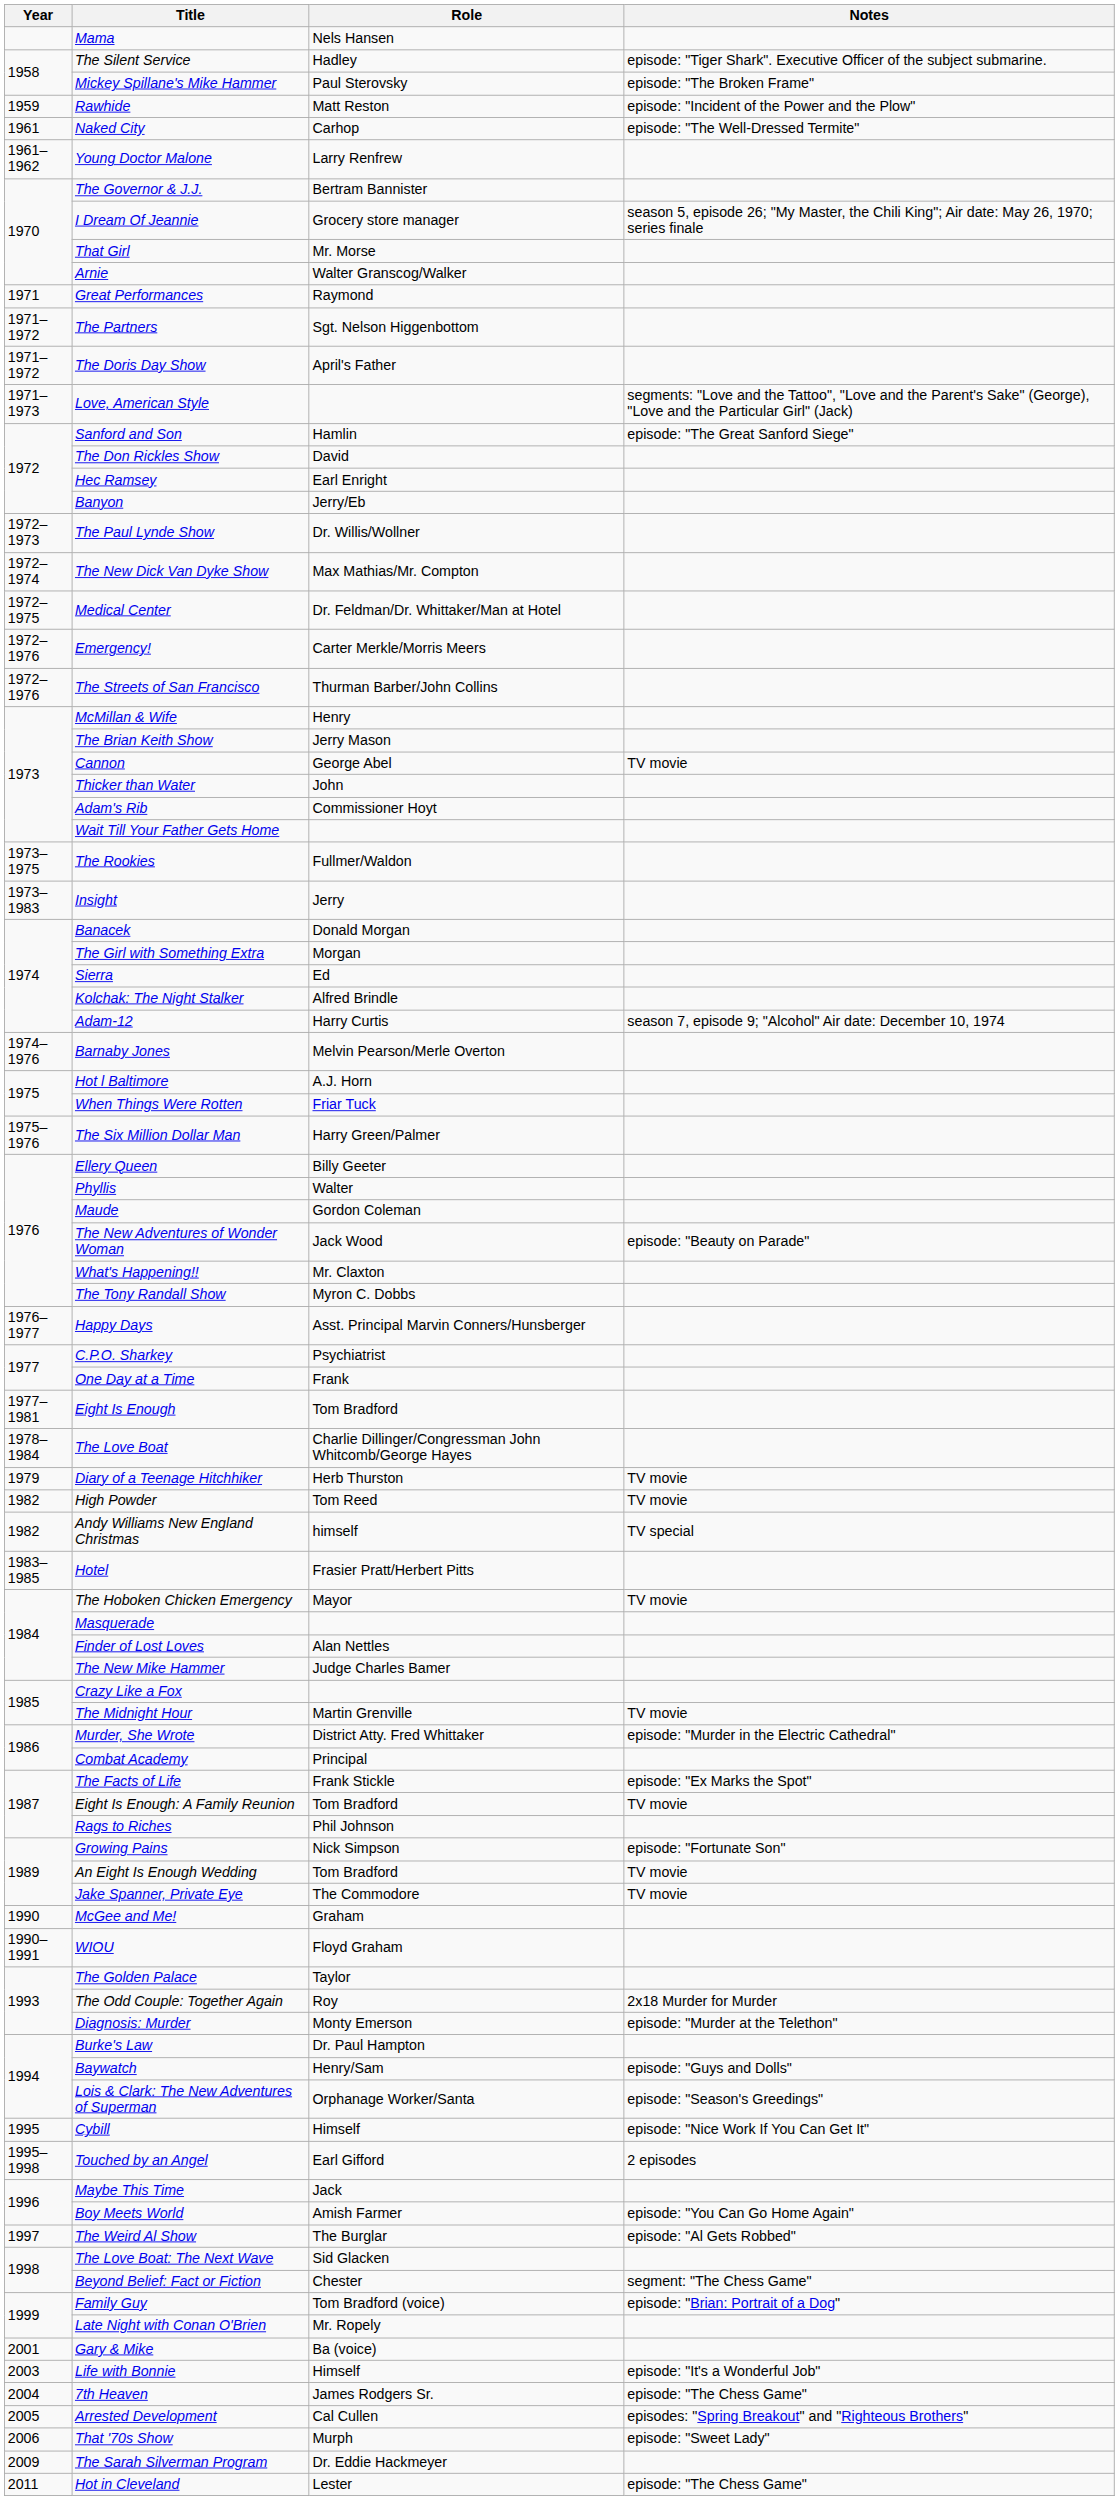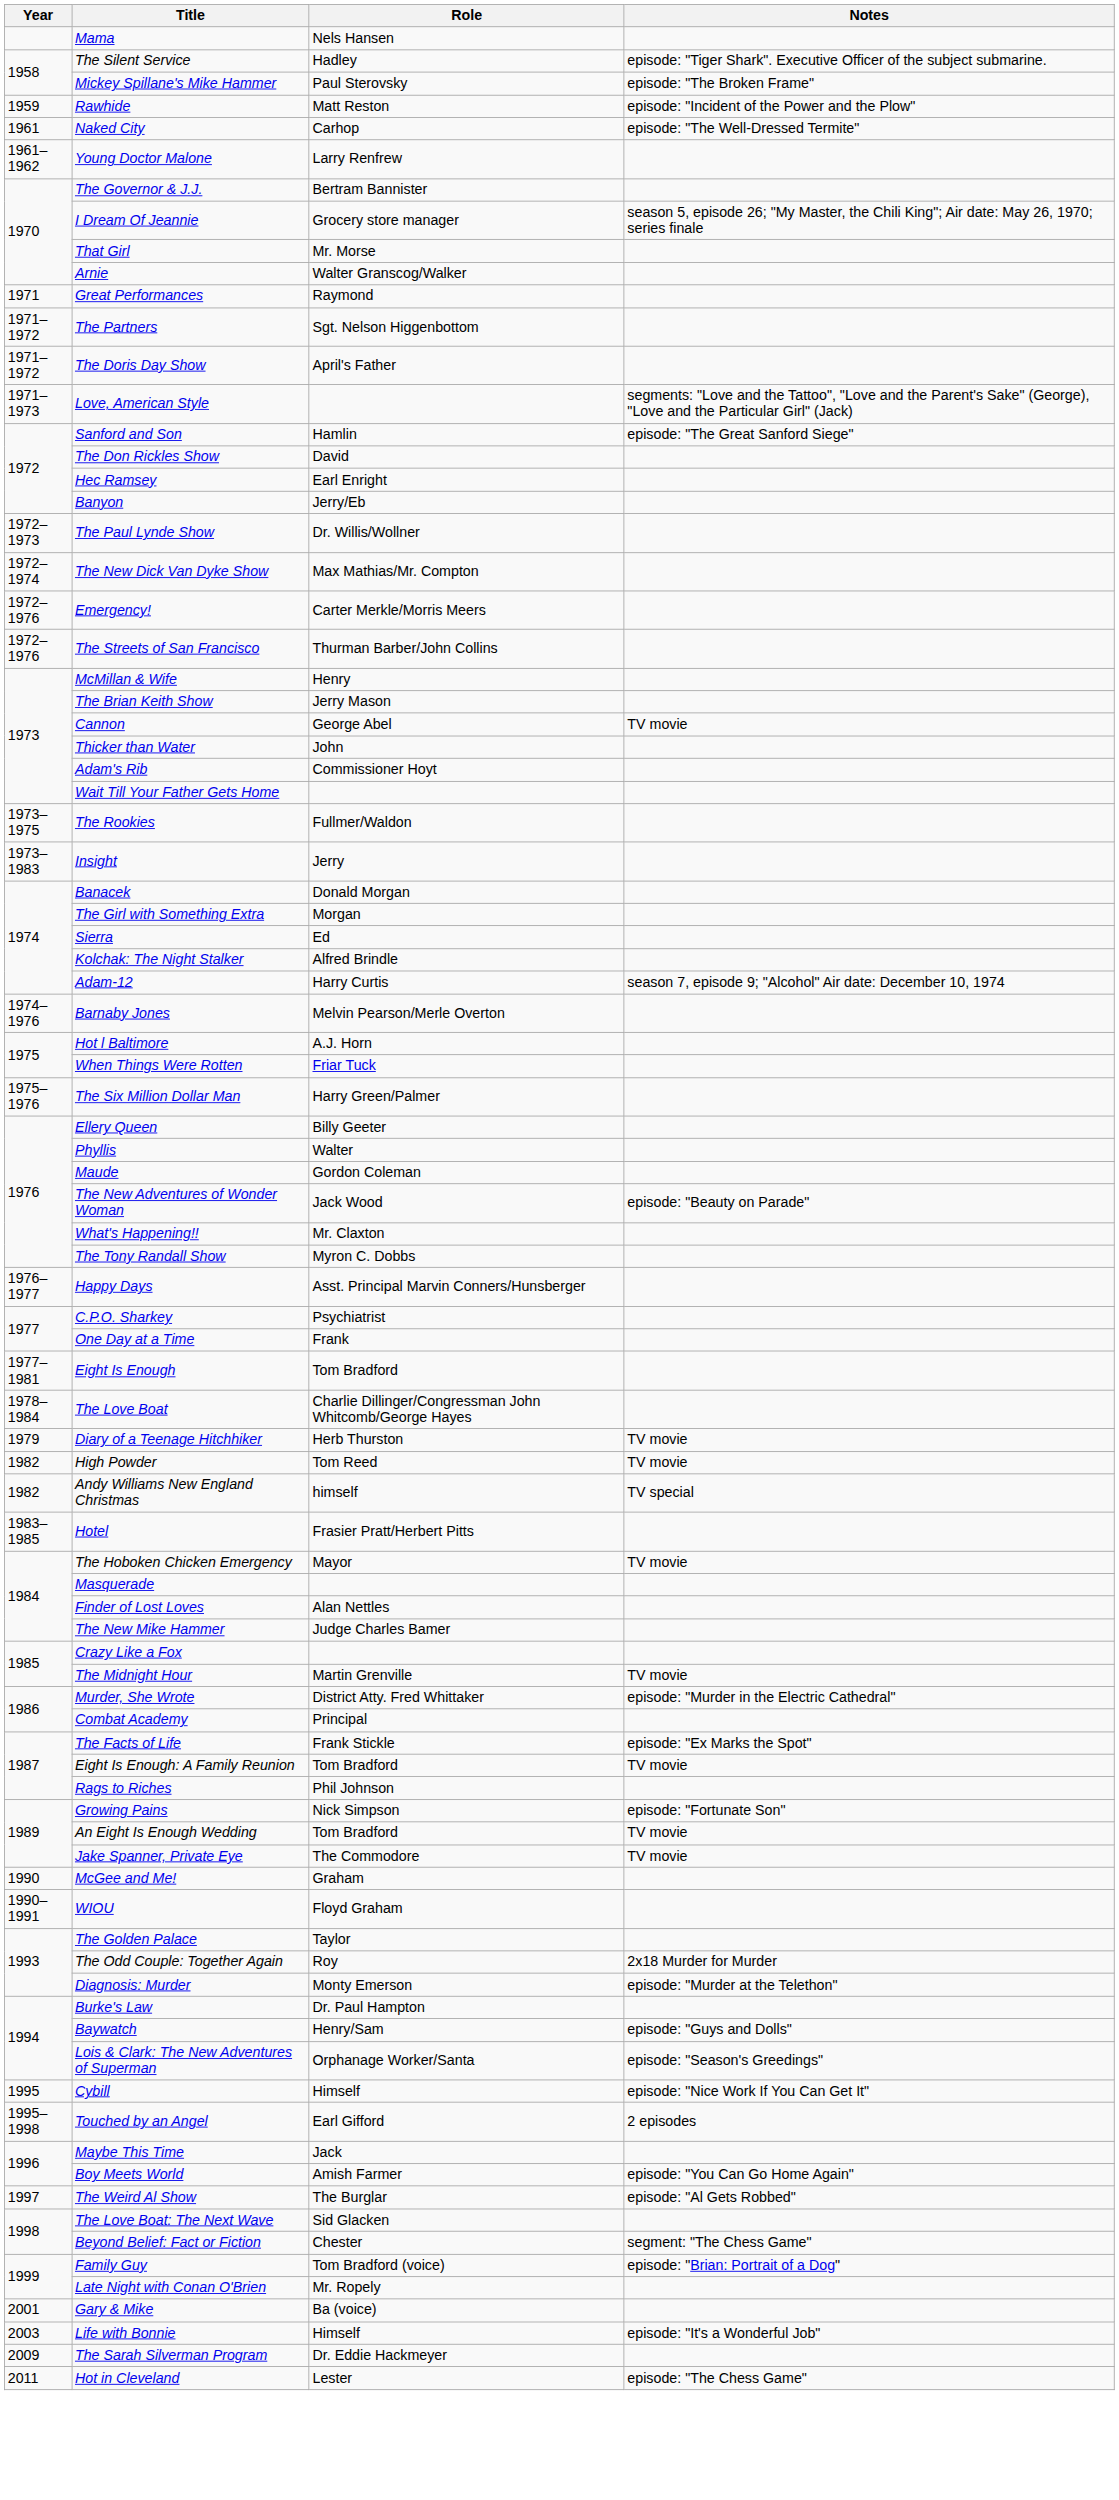- row: (123, 610)
- row: (111, 2394)
- row: (146, 2416)
- row: (124, 2439)
